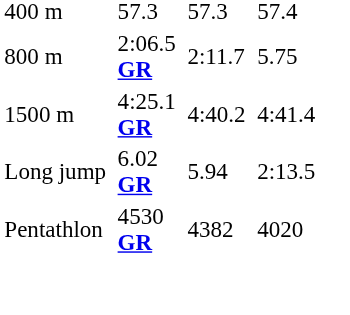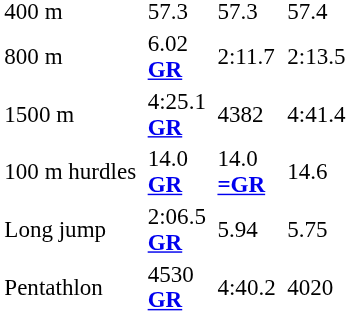(147, 56) 2:06.5 GR -> (168, 56) 6.02 GR
(277, 56) 5.75 -> (316, 56) 2:13.5
(217, 114) 4:40.2 -> (240, 114) 4382
+ row: (70, 171)
(138, 171) 6.02 GR -> (177, 229) 2:06.5 GR
(286, 171) 2:13.5 -> (307, 229) 5.75
(210, 229) 4382 -> (247, 287) 4:40.2
